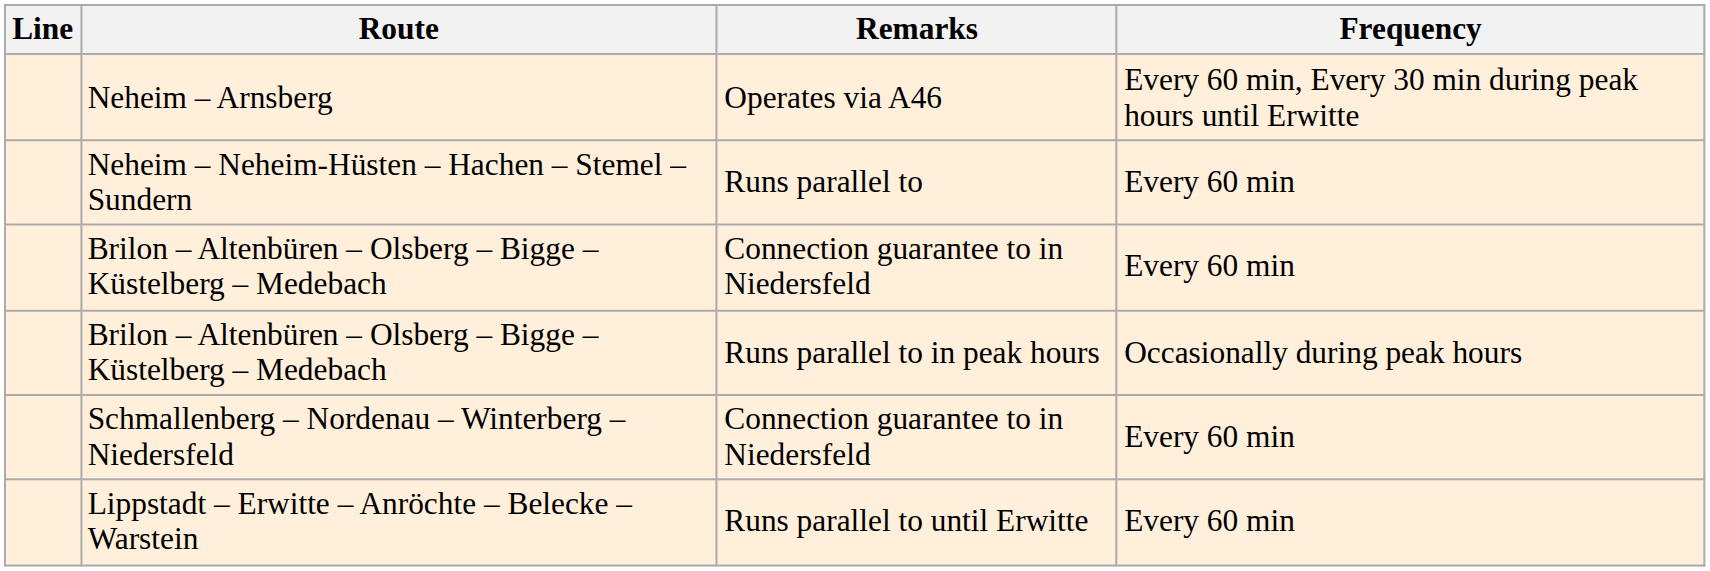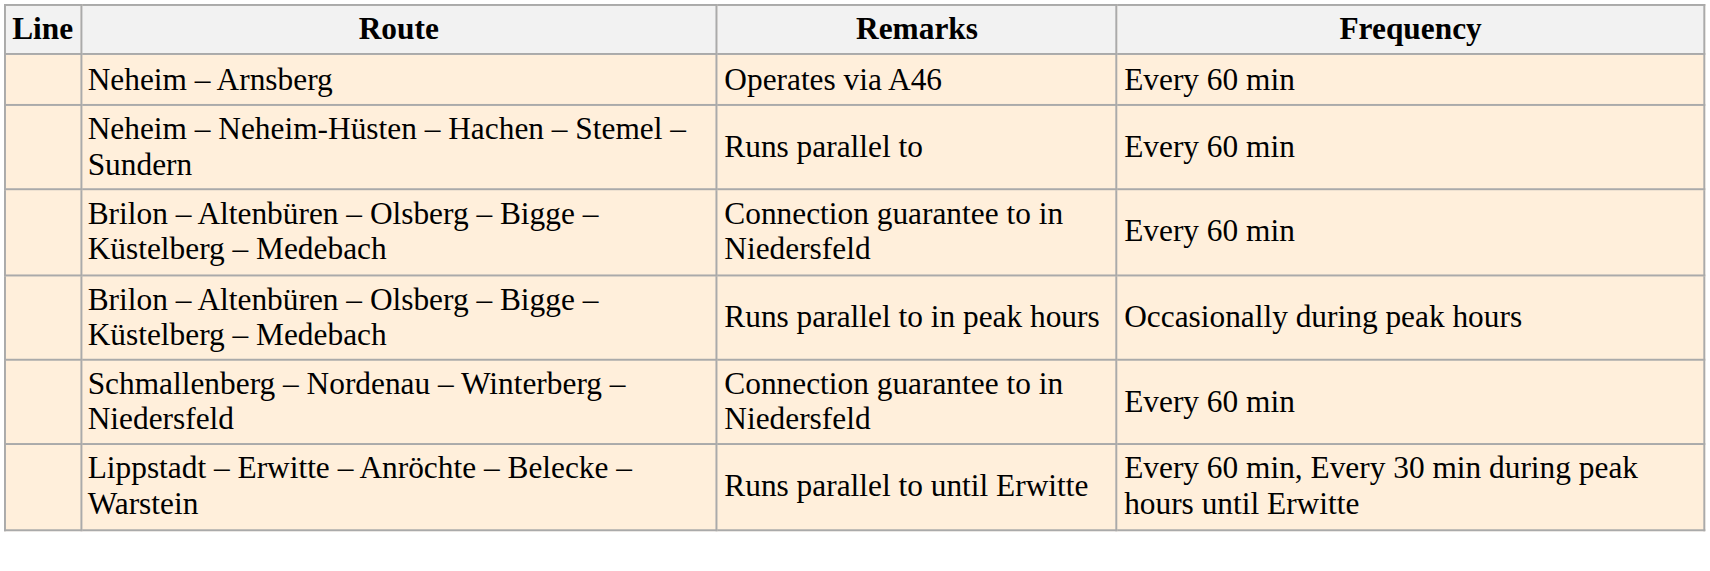(1381, 96) Every 60 min, Every 30 min during peak hours until Erwitte -> (1209, 79) Every 60 min
(1209, 521) Every 60 min -> (1381, 486) Every 60 min, Every 30 min during peak hours until Erwitte
